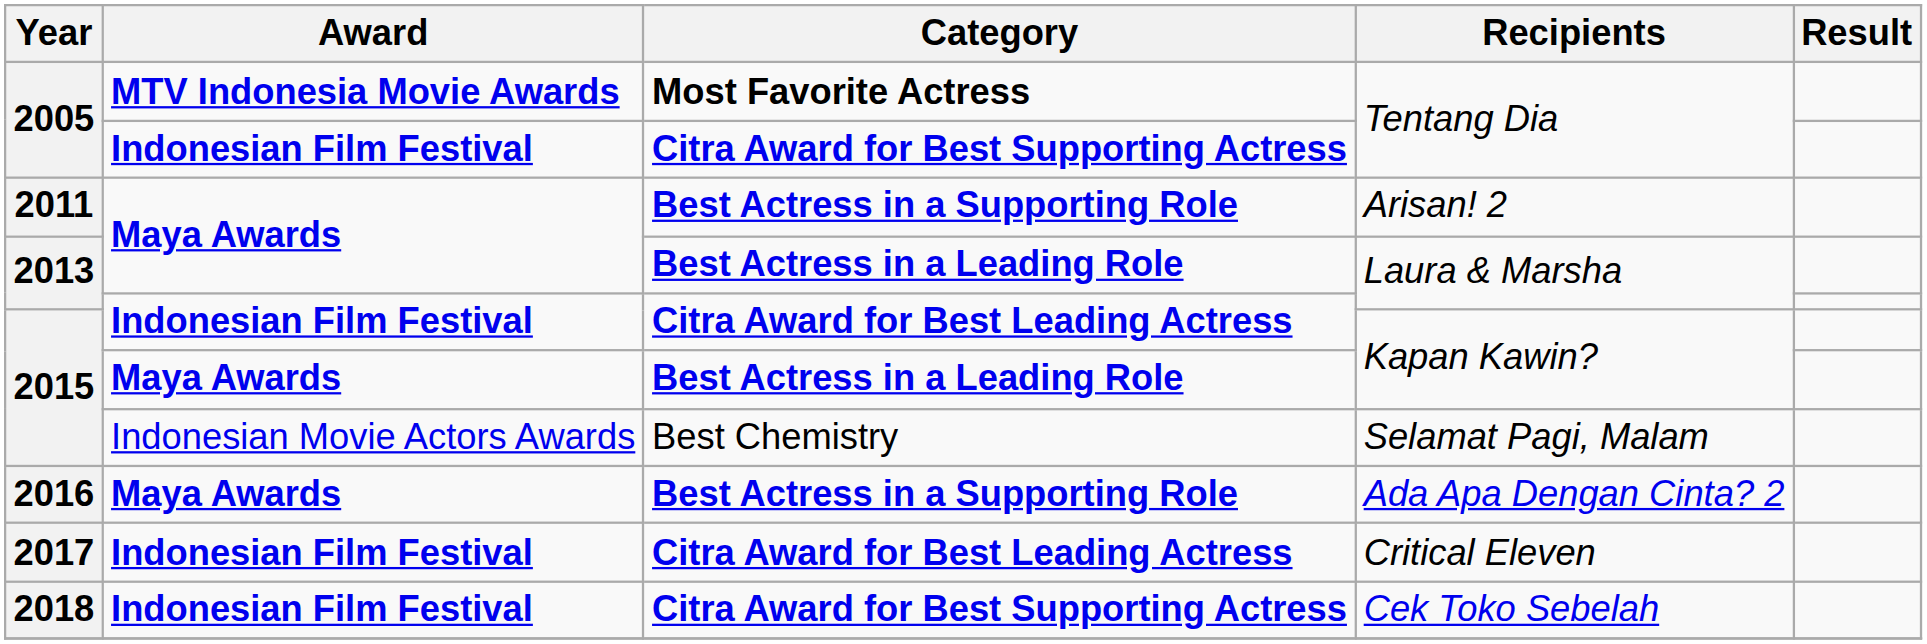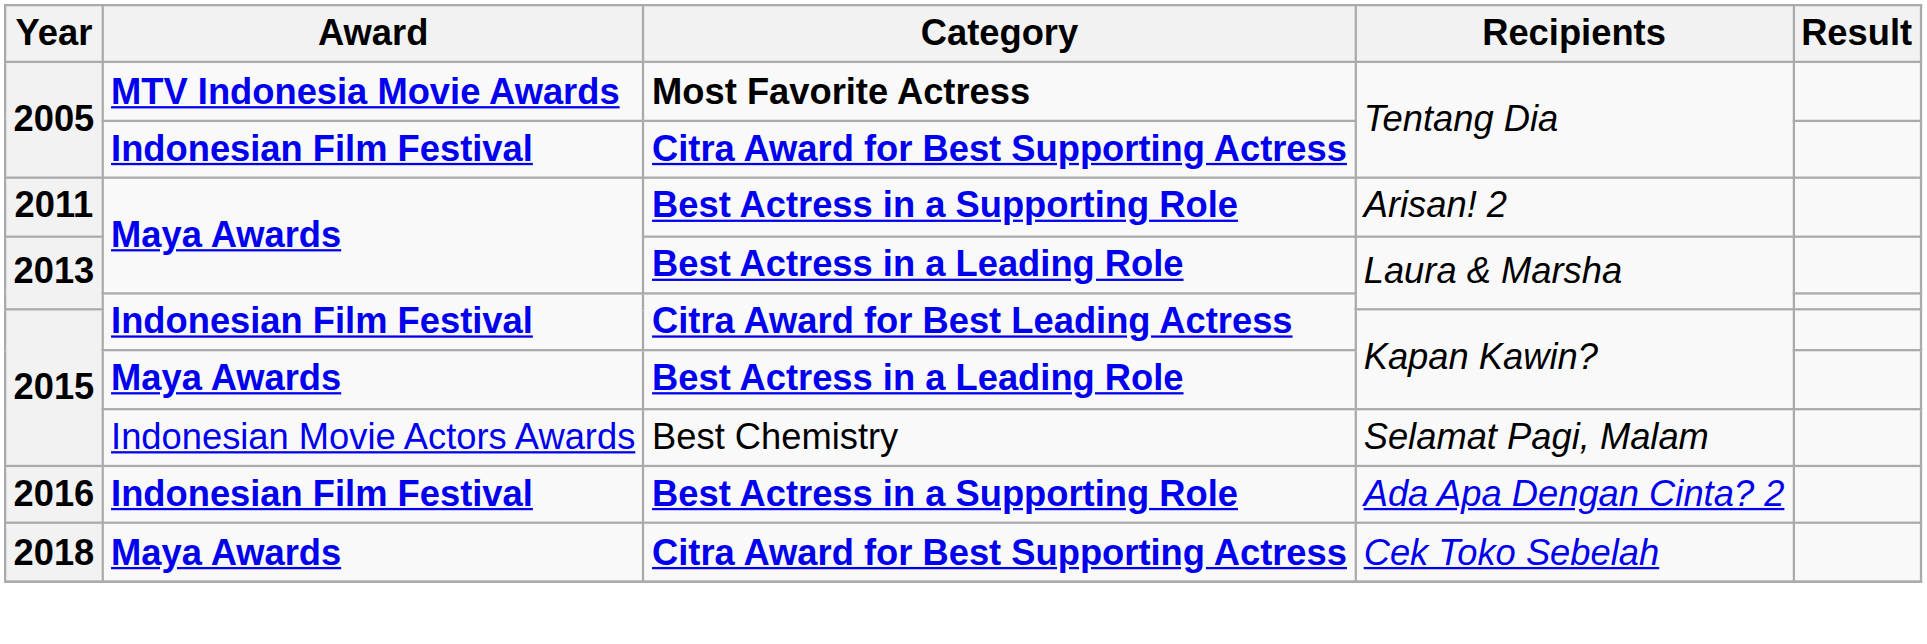(226, 494) Maya Awards -> (322, 494) Indonesian Film Festival
- row: (972, 551)
(322, 609) Indonesian Film Festival -> (226, 551) Maya Awards
